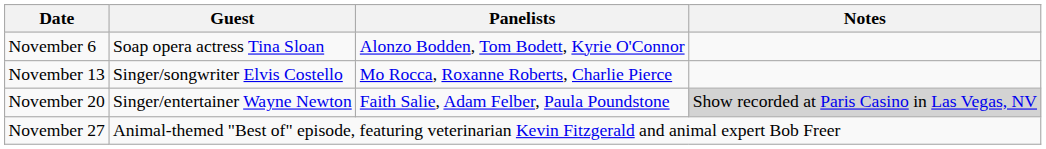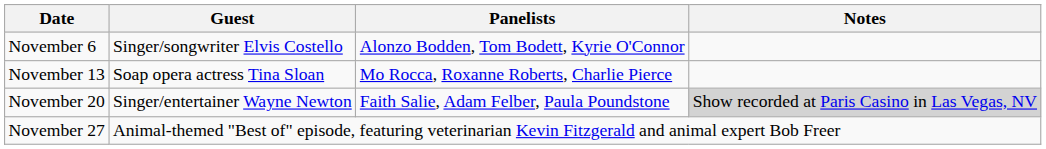(219, 46) Soap opera actress Tina Sloan -> (228, 46) Singer/songwriter Elvis Costello
(228, 74) Singer/songwriter Elvis Costello -> (219, 74) Soap opera actress Tina Sloan
